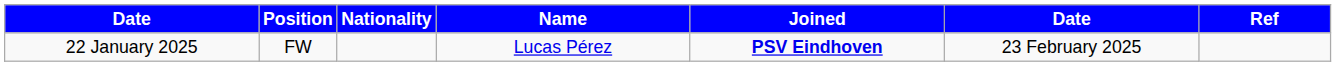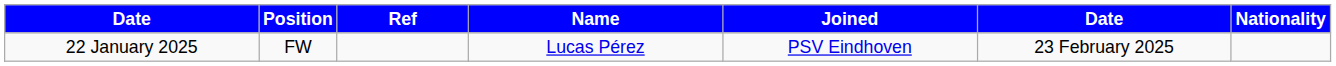columns swapped: (386, 19) <-> (1264, 19)
(817, 47) bold -> (850, 47) normal
